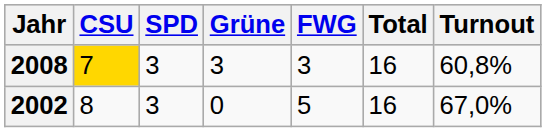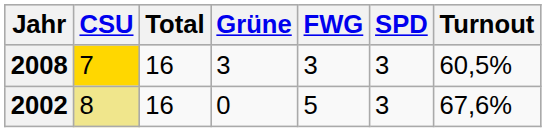columns swapped: (172, 24) <-> (398, 24)
(476, 65) 60,8% -> (476, 65) 60,5%
(87, 106) no background -> (87, 106) khaki background
(476, 106) 67,0% -> (476, 106) 67,6%
